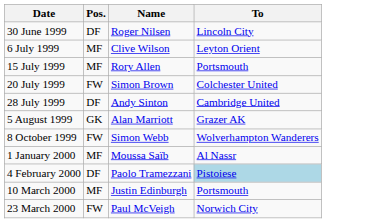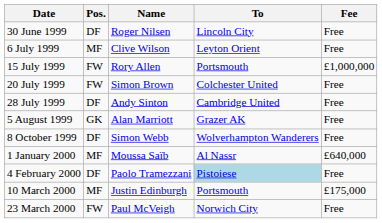+ column: (349, 13)
(94, 66) MF -> (95, 66) FW
(95, 137) FW -> (93, 137) DF
